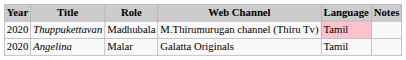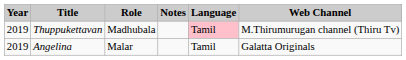columns swapped: (239, 13) <-> (387, 13)
(18, 30) 2020 -> (18, 30) 2019
(18, 47) 2020 -> (18, 47) 2019
